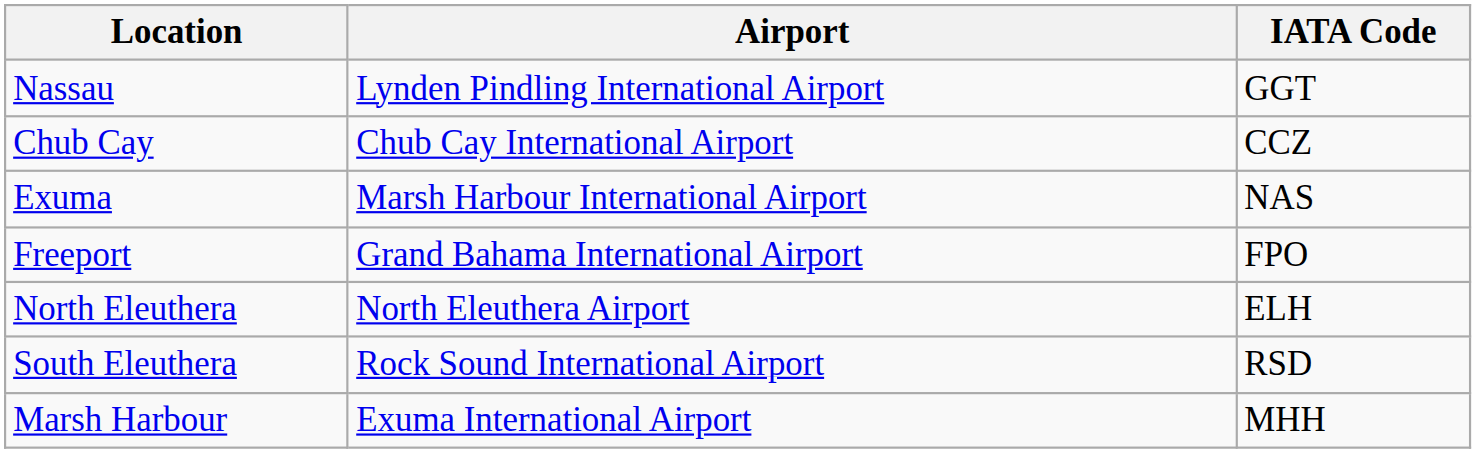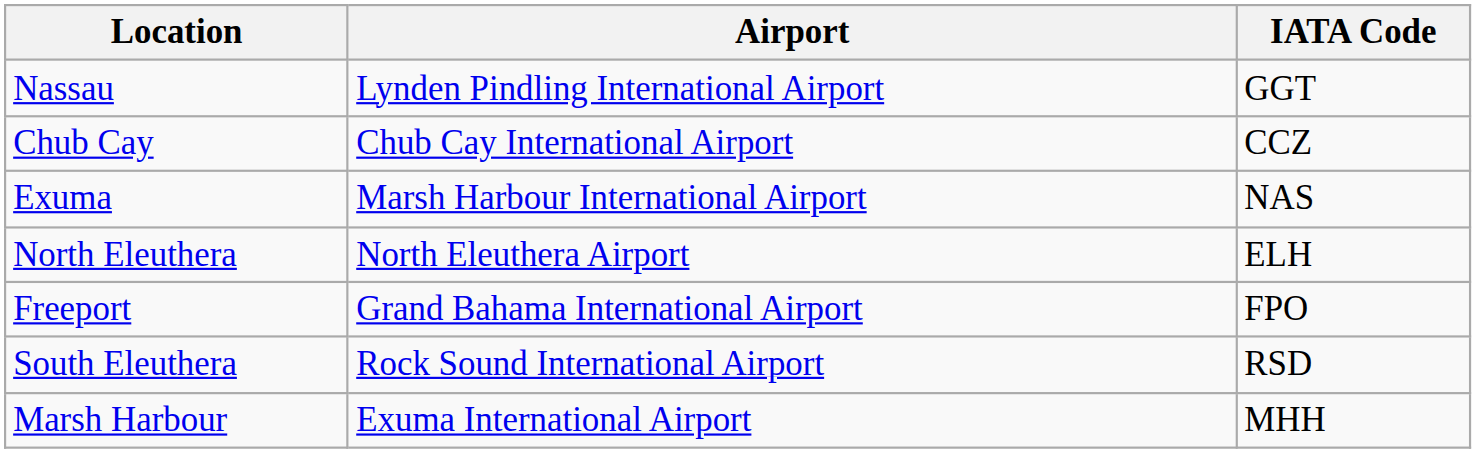rows swapped: (72, 253) <-> (125, 308)
